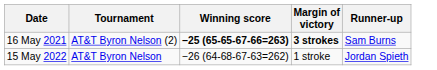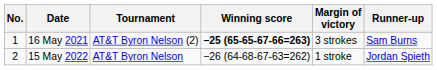+ column: (15, 18)
(316, 41) bold -> (336, 41) normal
